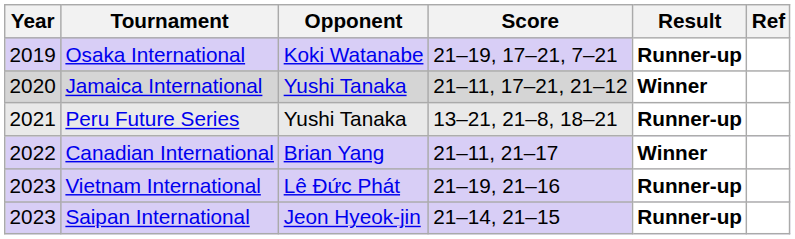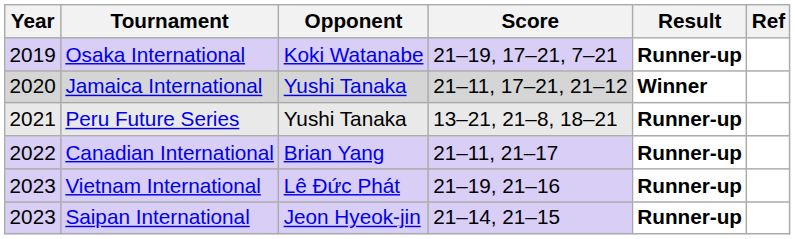(672, 153) Winner -> (690, 153) Runner-up
